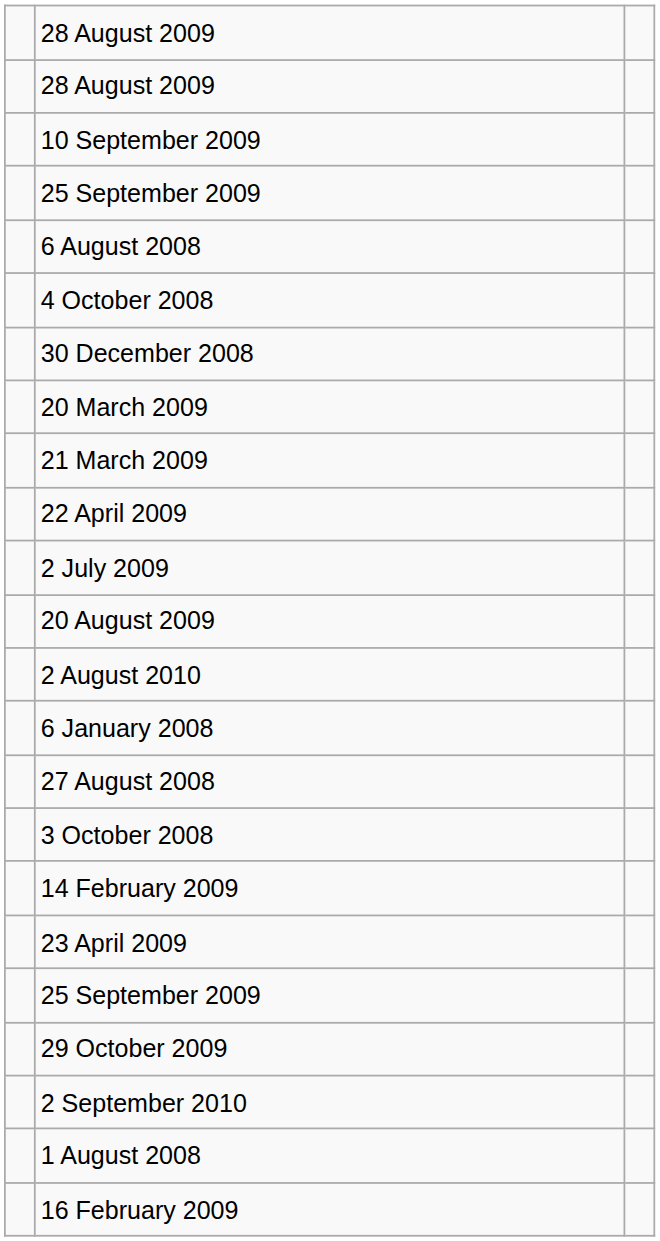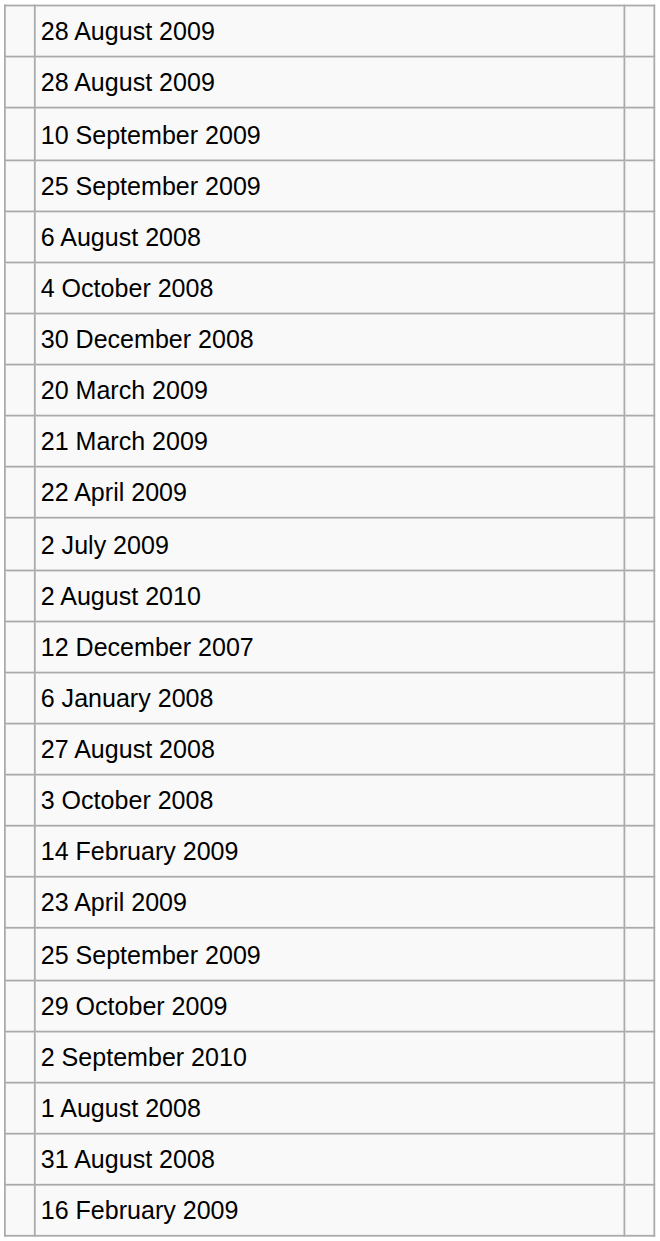- row: (20, 621)
+ row: (20, 647)
+ row: (20, 1159)
